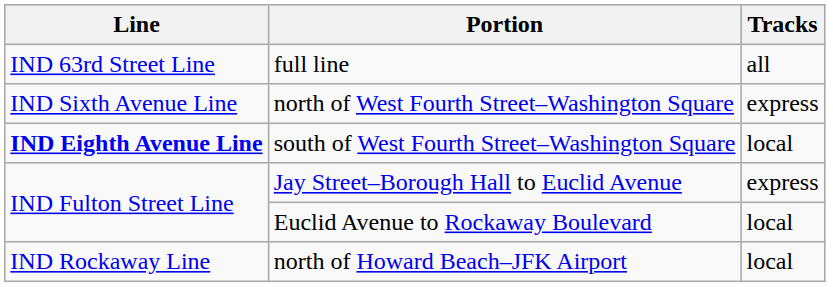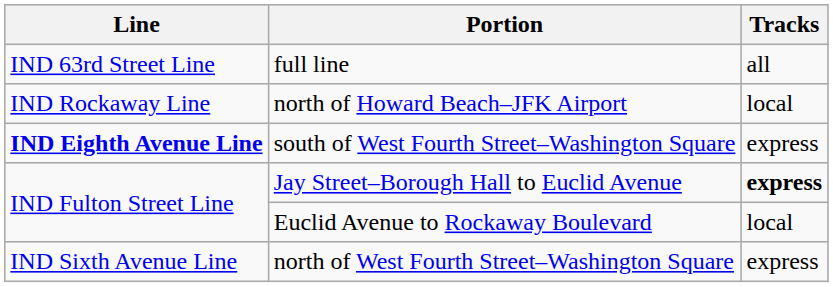rows swapped: (504, 103) <-> (450, 262)
(770, 143) local -> (783, 143) express
(783, 182) normal -> (784, 182) bold
